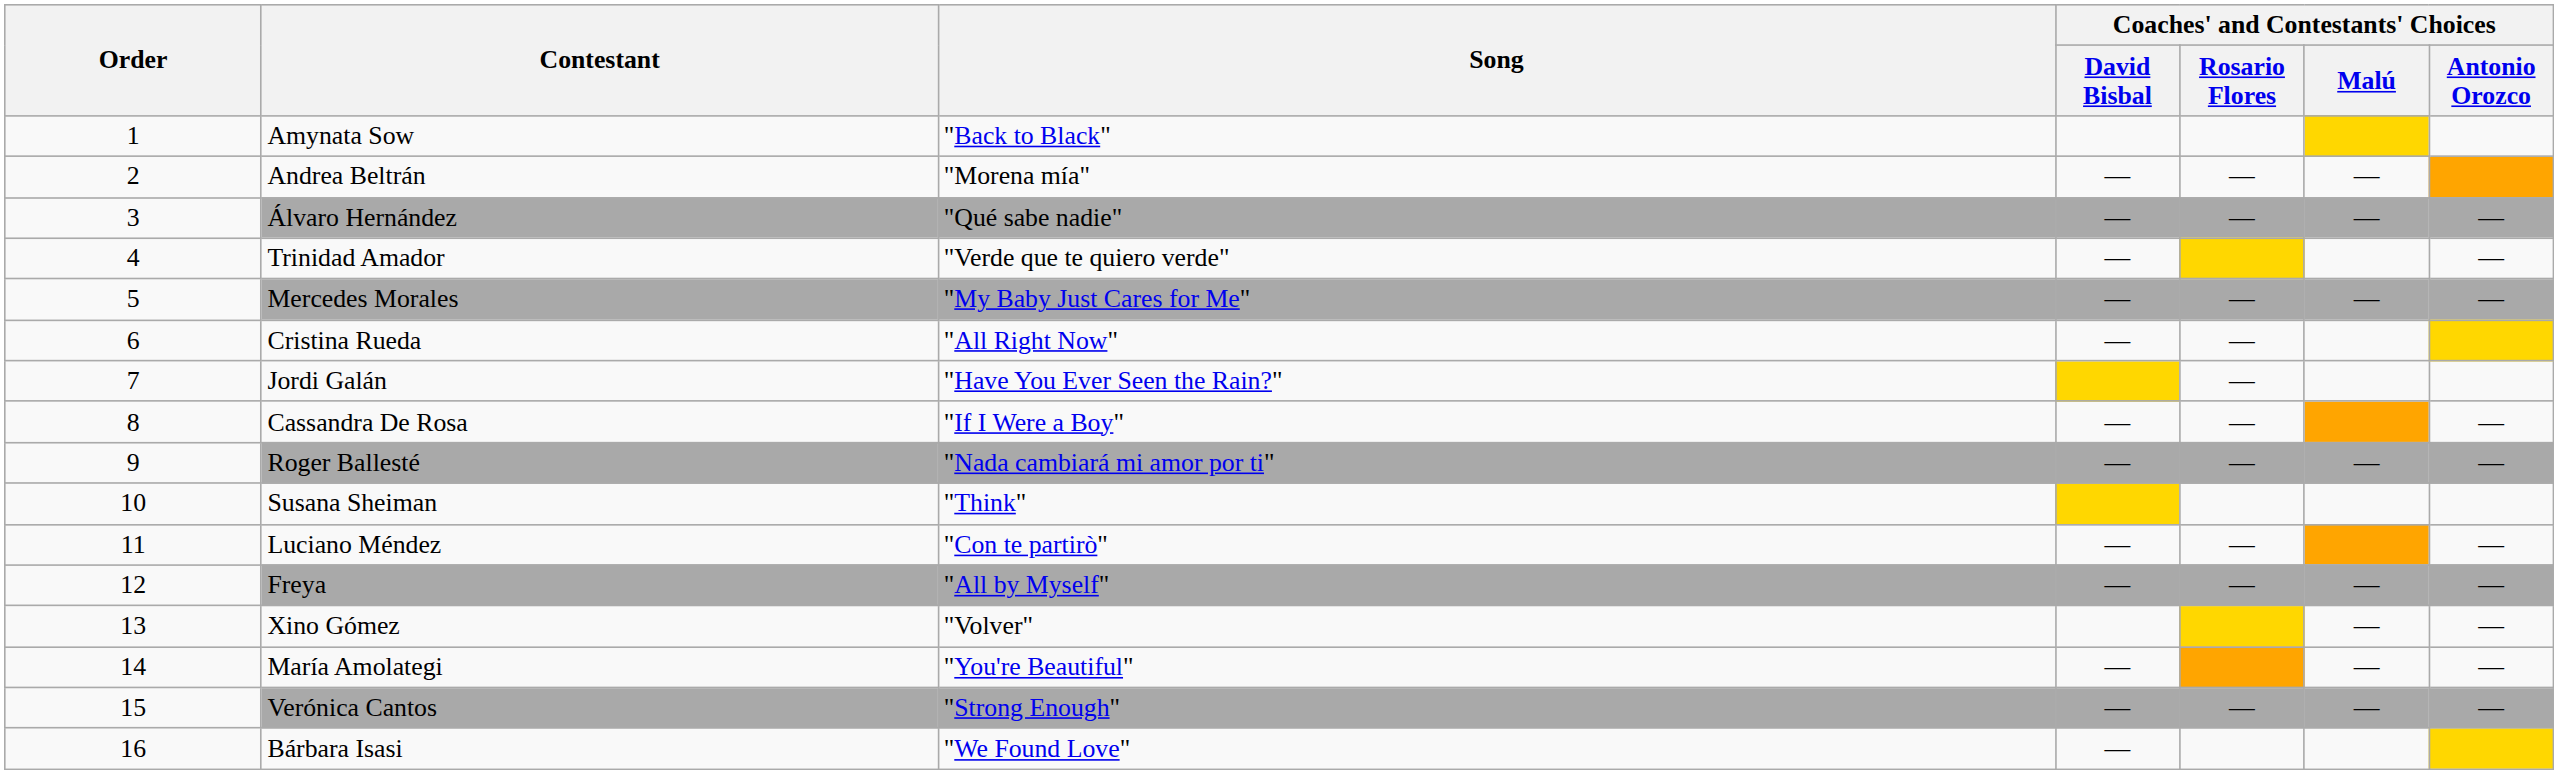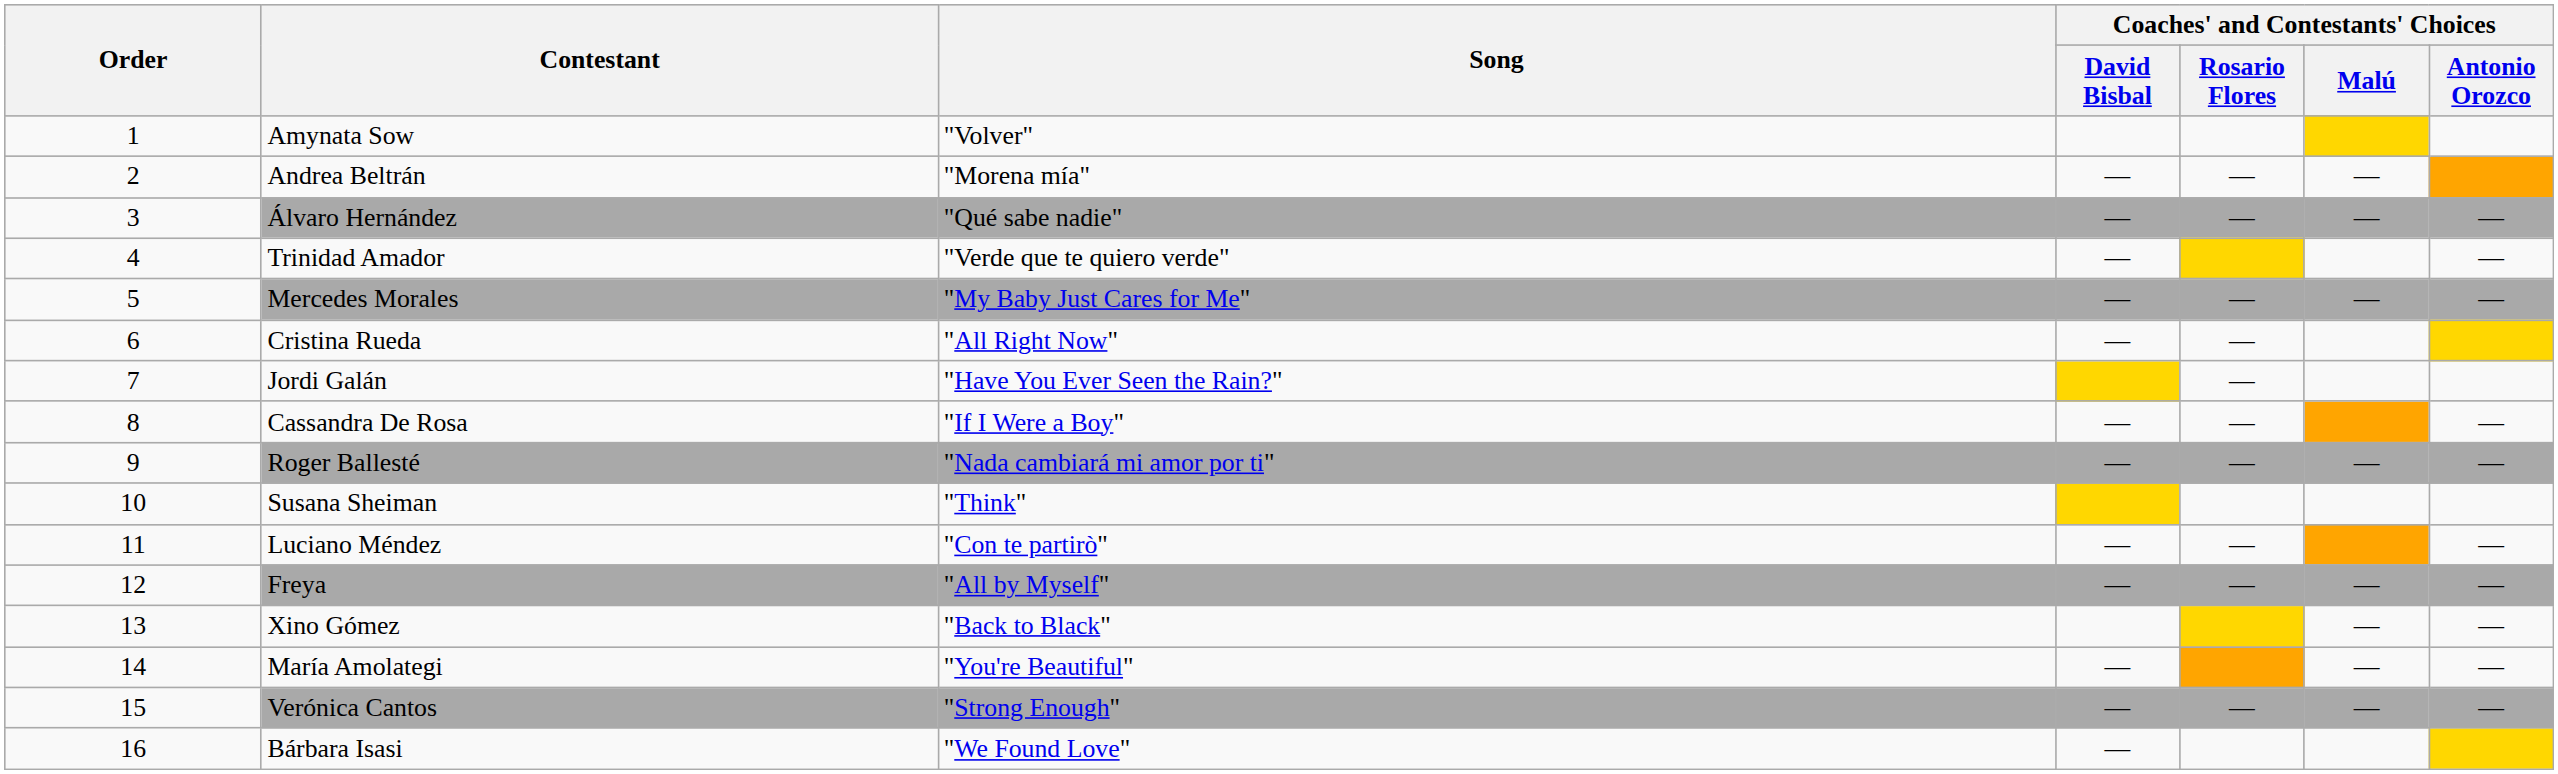(1027, 135) "Back to Black" -> (988, 135) "Volver"
(988, 625) "Volver" -> (1027, 625) "Back to Black"
